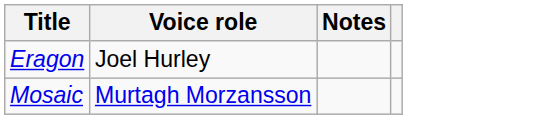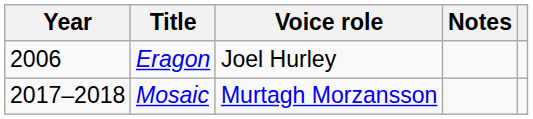+ column: (68, 22)
